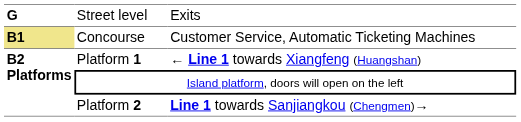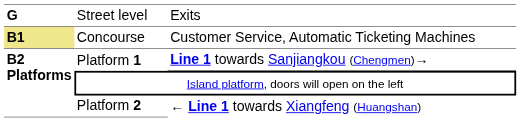(296, 59) ← Line 1 towards Xiangfeng (Huangshan) -> (299, 59) Line 1 towards Sanjiangkou (Chengmen)→
(299, 105) Line 1 towards Sanjiangkou (Chengmen)→ -> (296, 106) ← Line 1 towards Xiangfeng (Huangshan)
